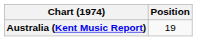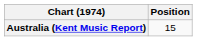(170, 28) 19 -> (170, 28) 15
